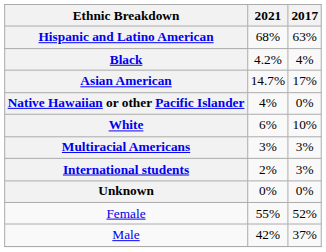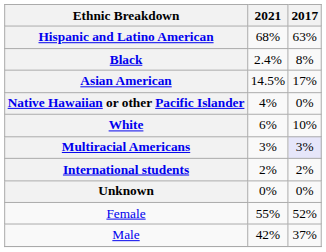(268, 59) 4.2% -> (268, 59) 2.4%
(305, 59) 4% -> (305, 59) 8%
(268, 81) 14.7% -> (268, 81) 14.5%
(305, 147) no background -> (305, 147) lavender background
(305, 169) 3% -> (305, 169) 2%
